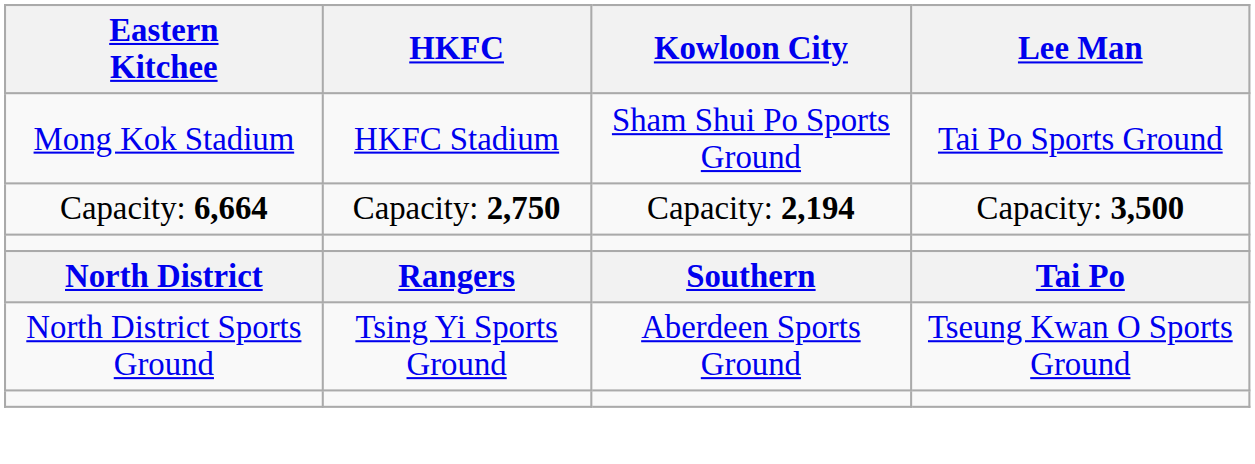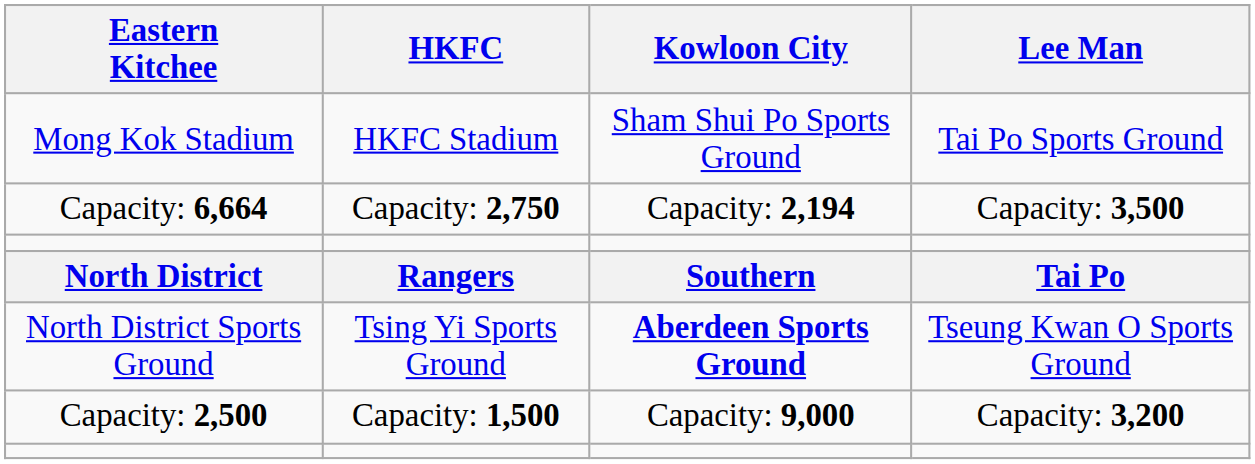(751, 345) normal -> (751, 345) bold
+ row: (164, 416)
